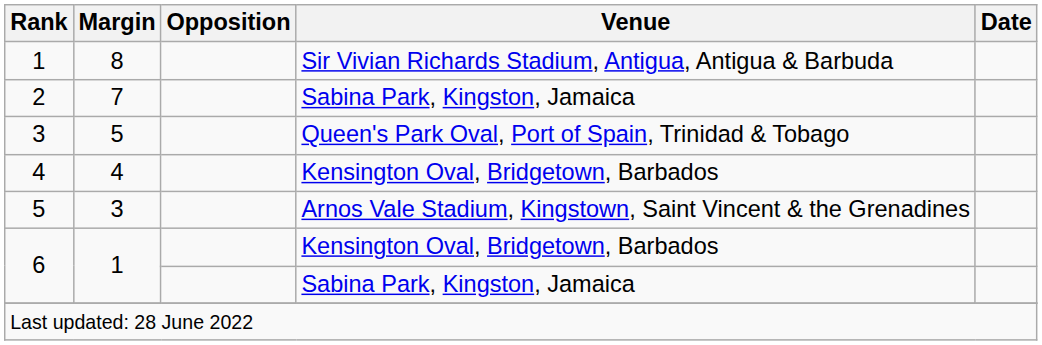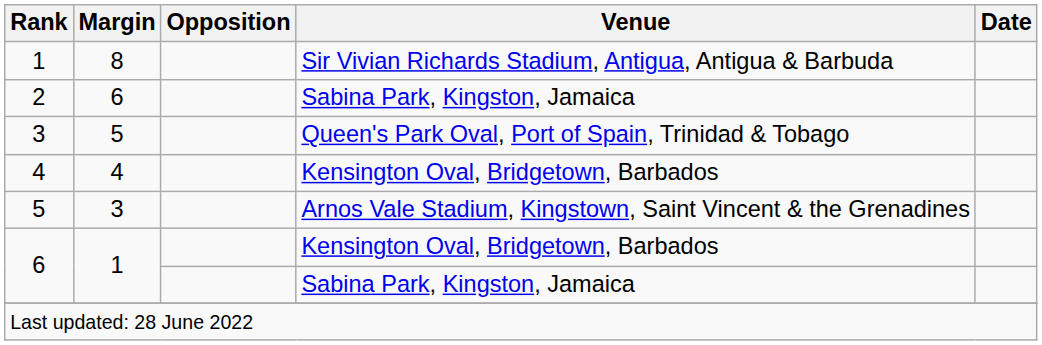(117, 97) 7 -> (117, 97) 6
